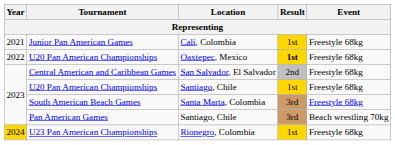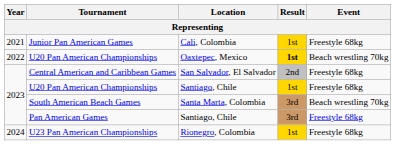(336, 57) Freestyle 68kg -> (349, 57) Beach wrestling 70kg
(336, 102) Freestyle 68kg -> (349, 102) Beach wrestling 70kg
(349, 117) Beach wrestling 70kg -> (336, 117) Freestyle 68kg
(16, 132) gold background -> (16, 132) no background
